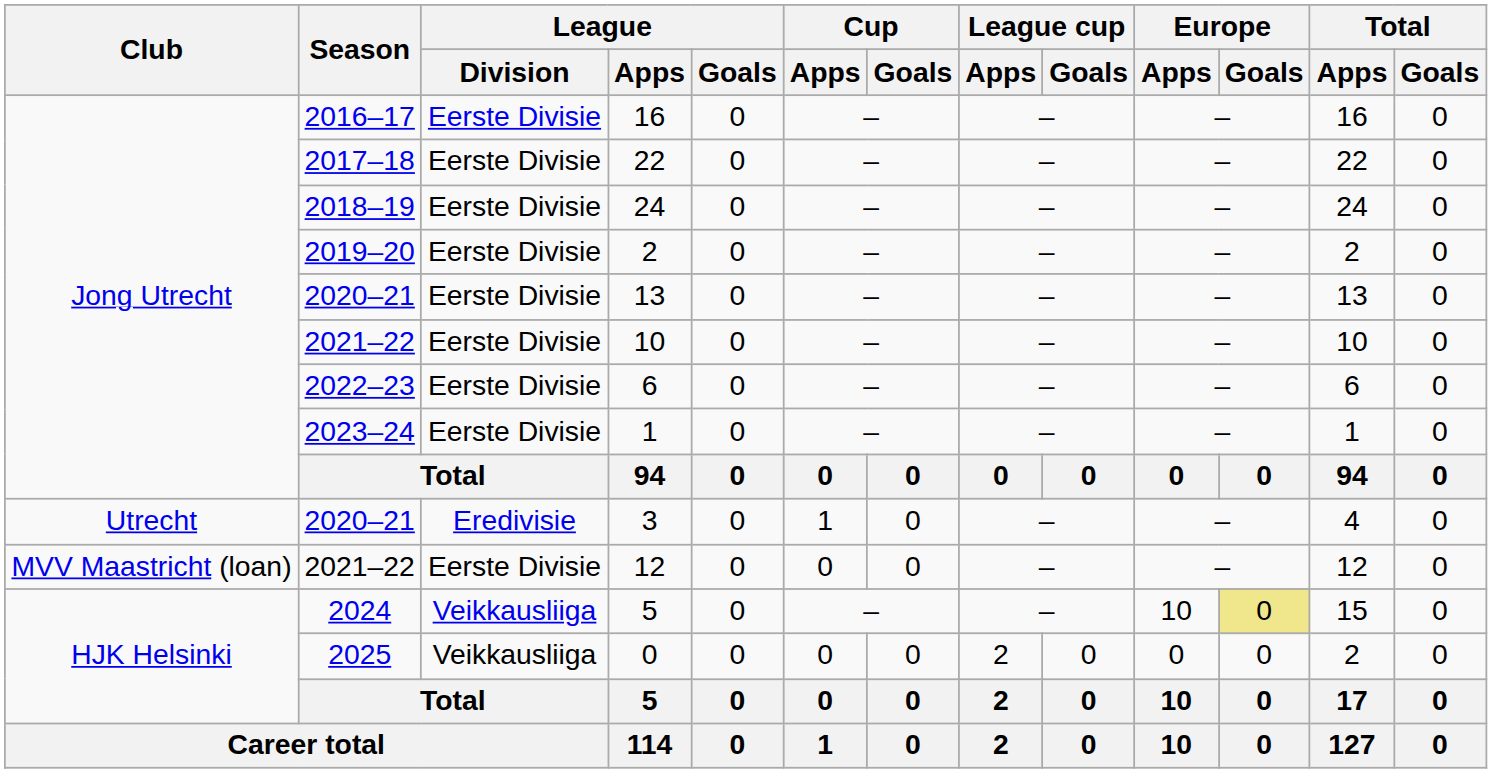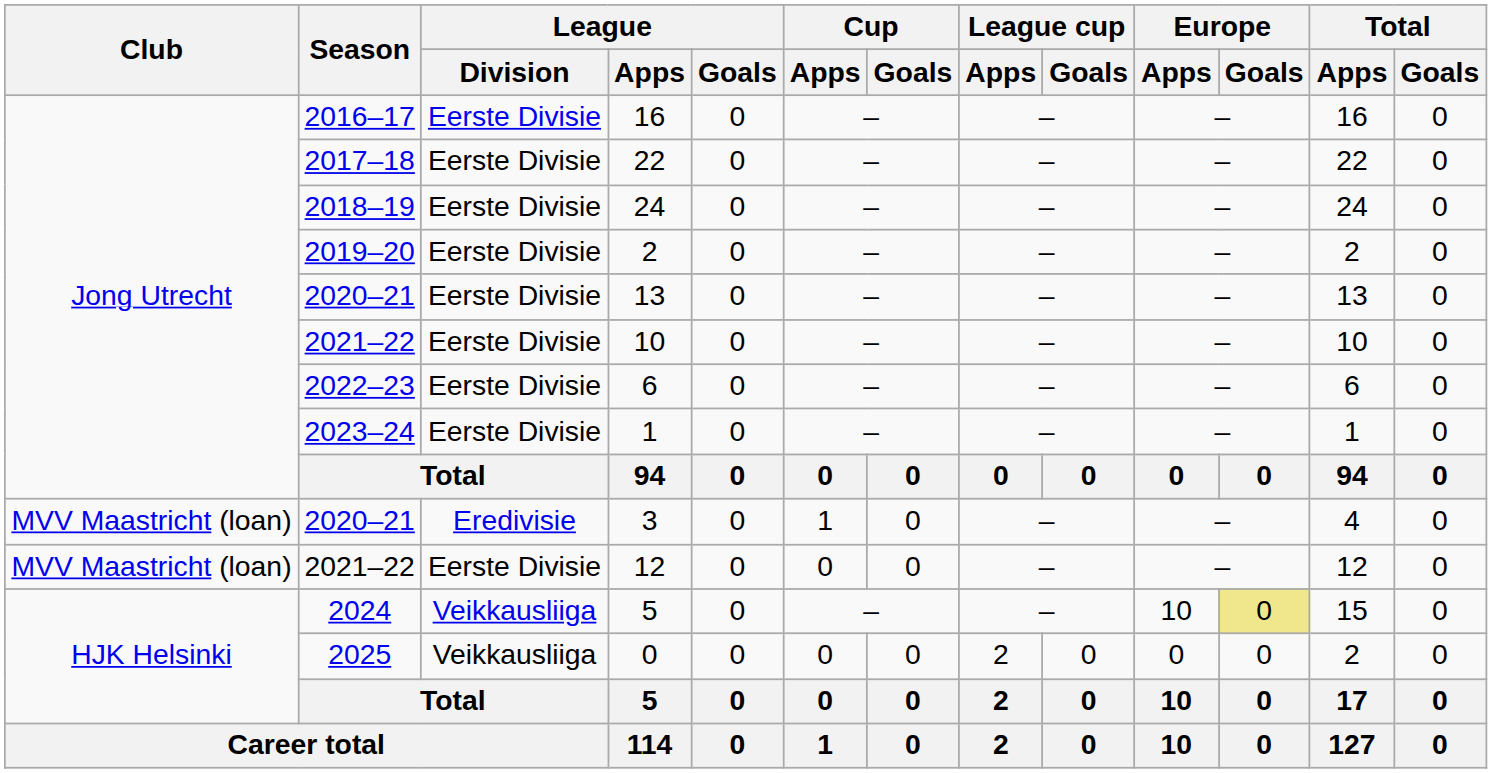(151, 521) Utrecht -> (151, 521) MVV Maastricht (loan)
